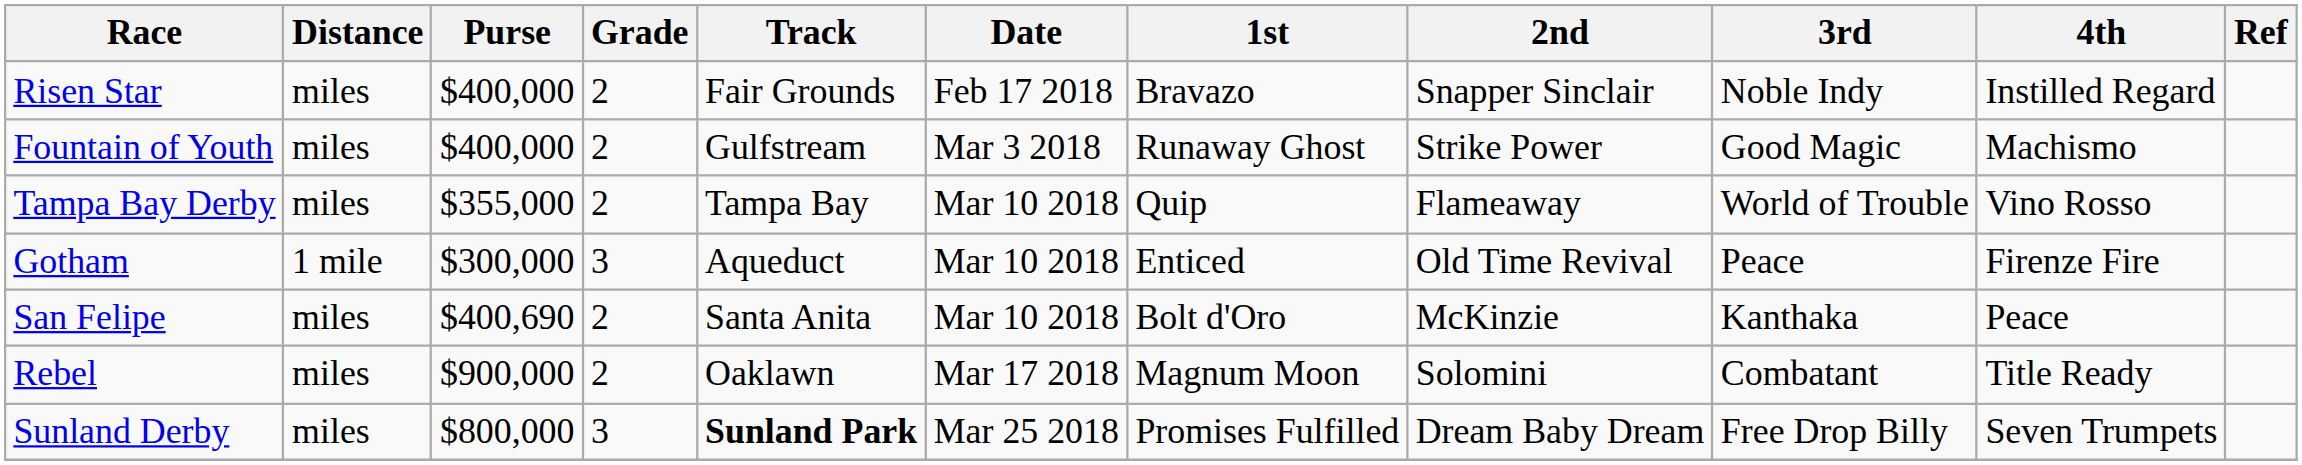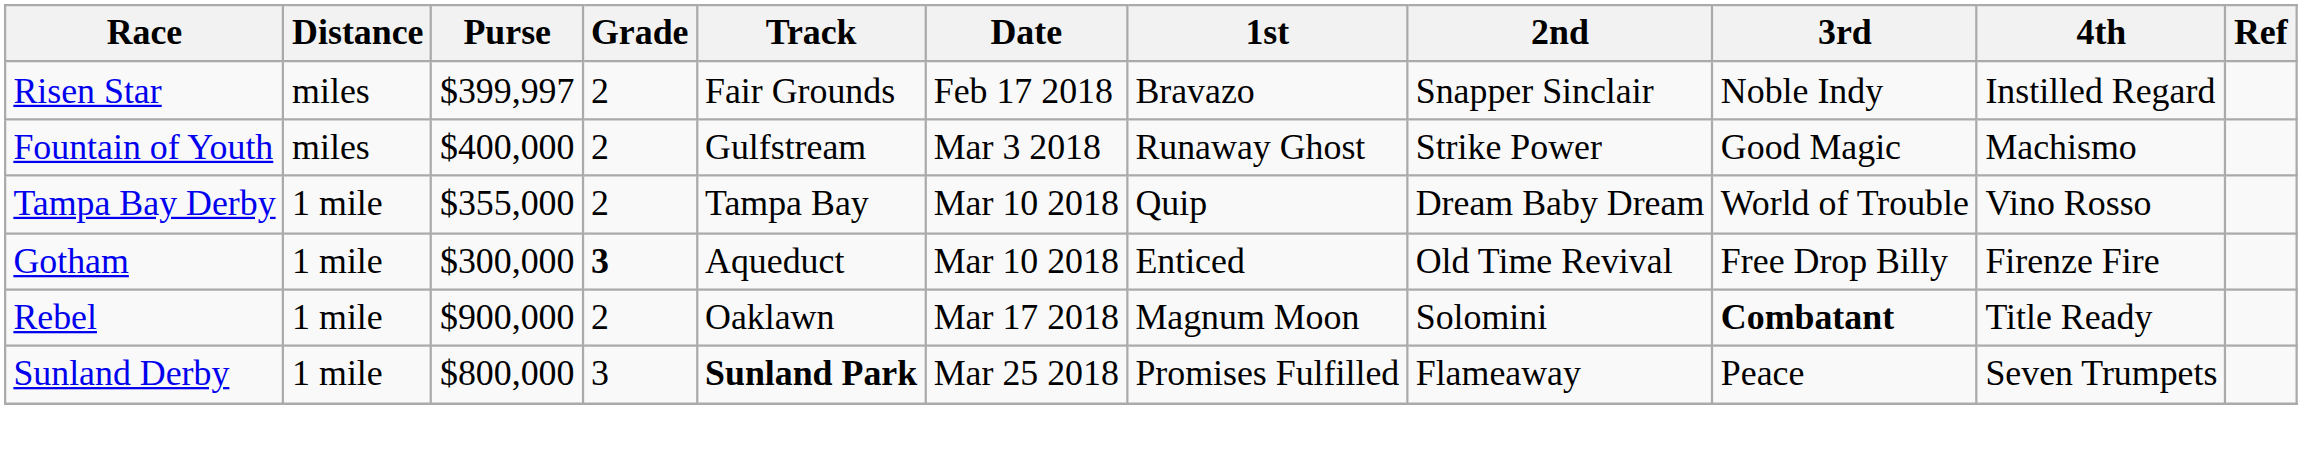(507, 89) $400,000 -> (507, 89) $399,997
(331, 203) miles -> (337, 203) 1 mile
(1498, 203) Flameaway -> (1560, 203) Dream Baby Dream
(600, 260) normal -> (600, 260) bold
(1763, 260) Peace -> (1834, 260) Free Drop Billy
- row: (90, 317)
(331, 373) miles -> (337, 317) 1 mile
(1800, 373) normal -> (1807, 317) bold
(331, 430) miles -> (337, 373) 1 mile
(1560, 430) Dream Baby Dream -> (1498, 373) Flameaway
(1834, 430) Free Drop Billy -> (1763, 373) Peace
